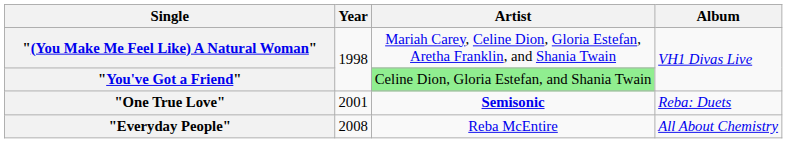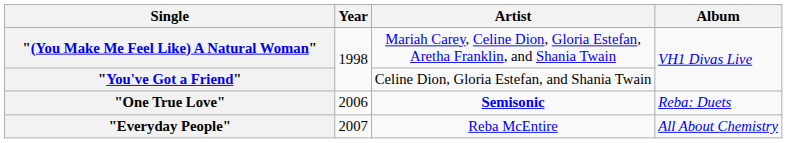(513, 79) lightgreen background -> (513, 79) no background
(353, 102) 2001 -> (353, 102) 2006
(353, 126) 2008 -> (353, 126) 2007
